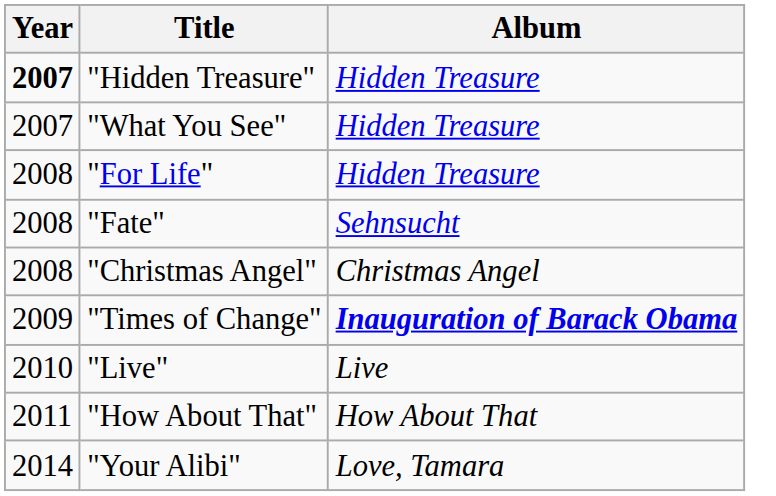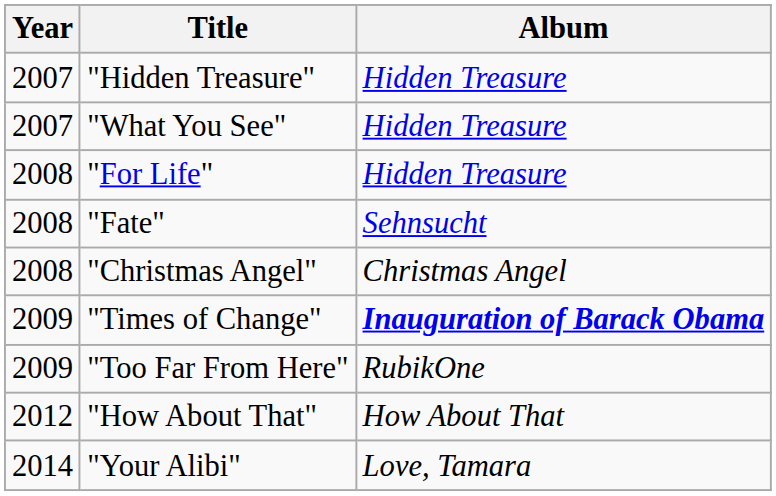(43, 77) bold -> (43, 77) normal
+ row: (218, 367)
- row: (128, 367)
(42, 416) 2011 -> (43, 416) 2012
